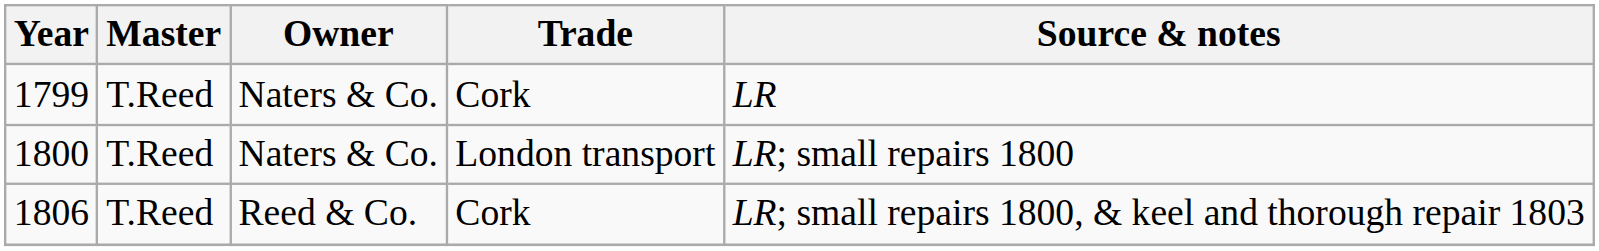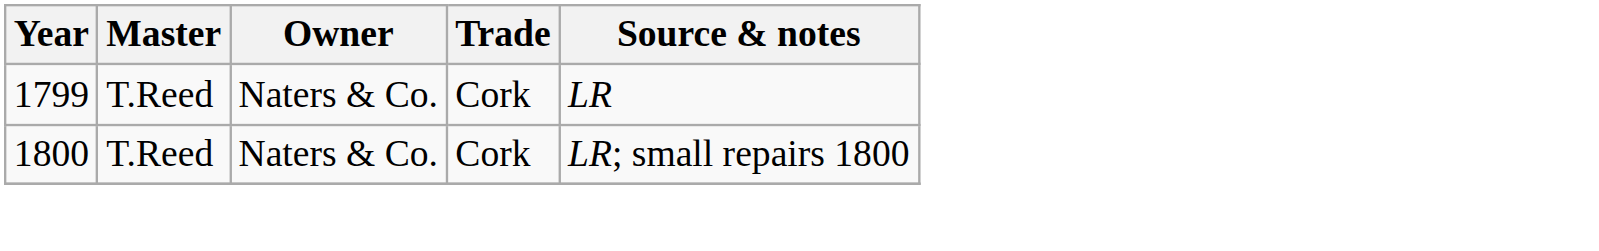(585, 153) London transport -> (493, 153) Cork
- row: (51, 213)
